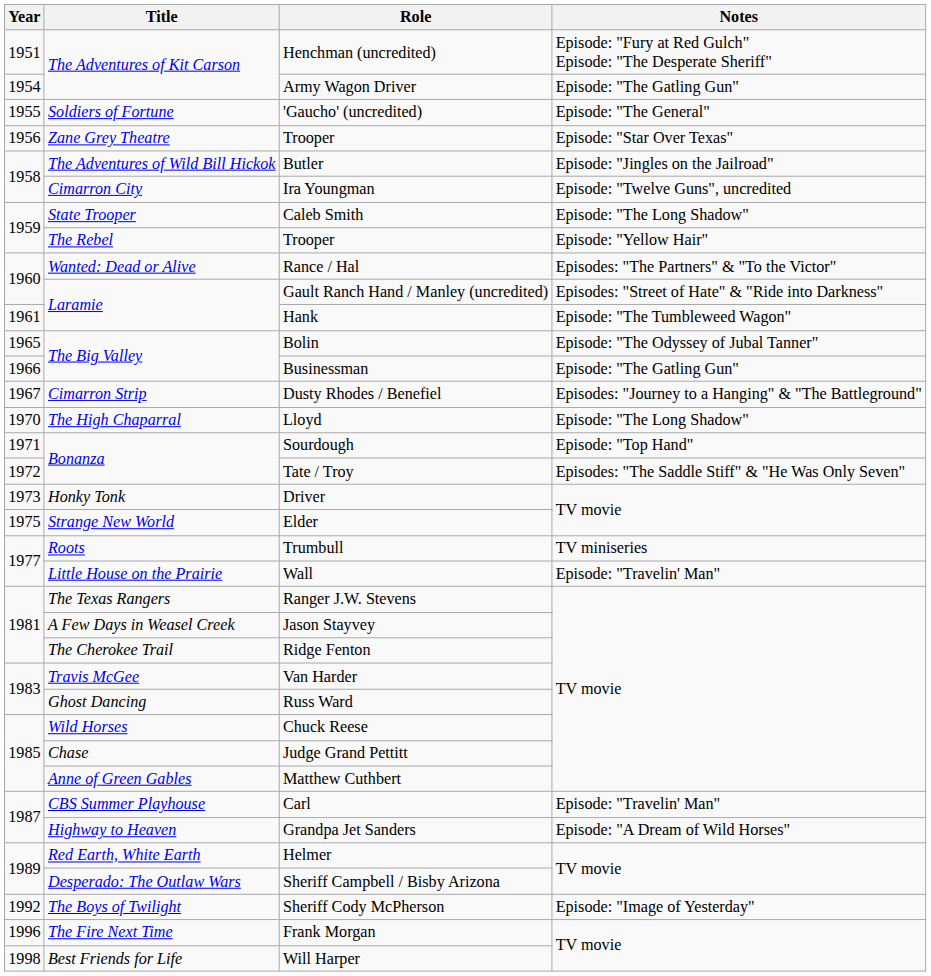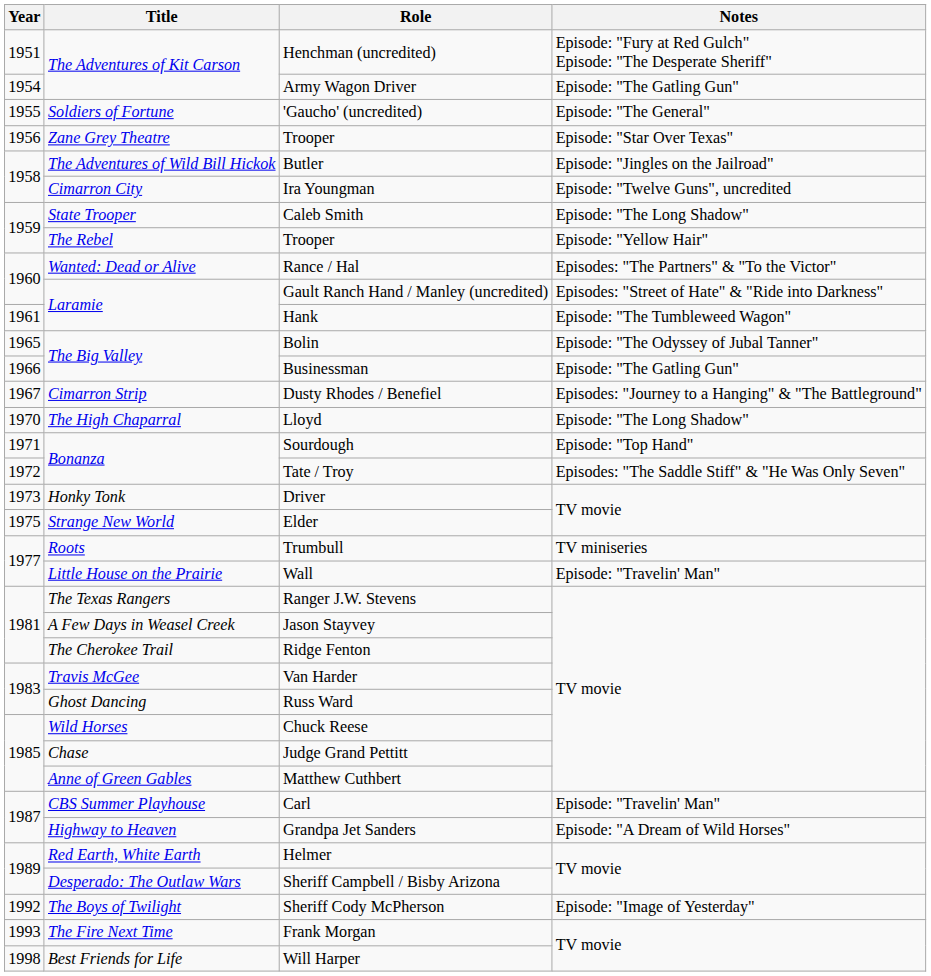(24, 932) 1996 -> (24, 932) 1993
